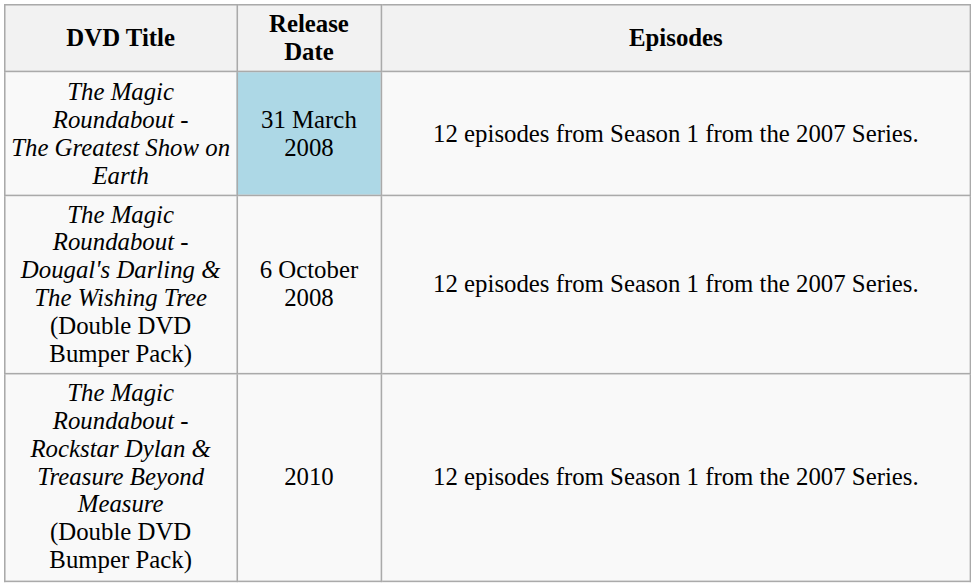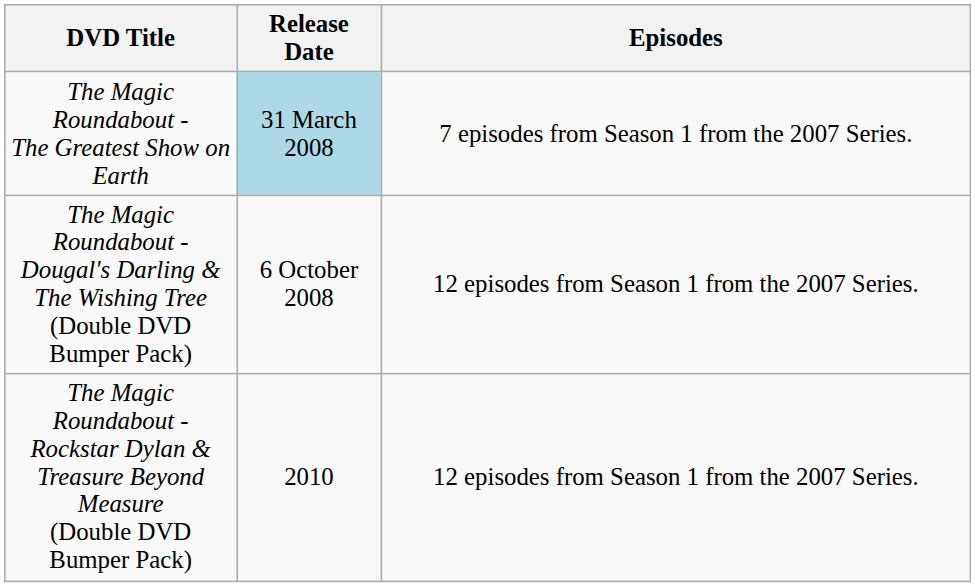(676, 133) 12 episodes from Season 1 from the 2007 Series. -> (676, 133) 7 episodes from Season 1 from the 2007 Series.
